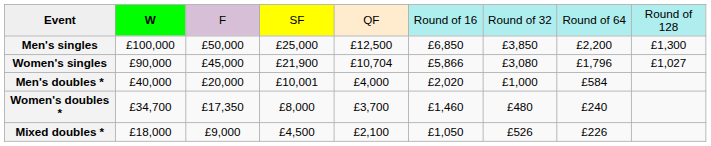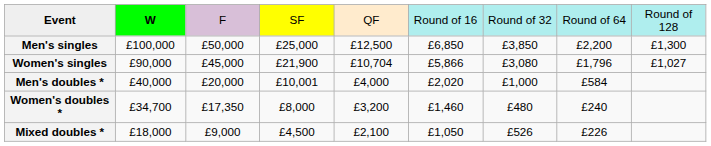(371, 107) £3,700 -> (371, 107) £3,200
